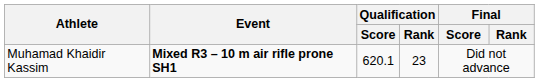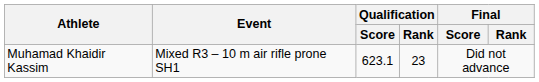(243, 61) bold -> (241, 61) normal
(378, 61) 620.1 -> (378, 61) 623.1
